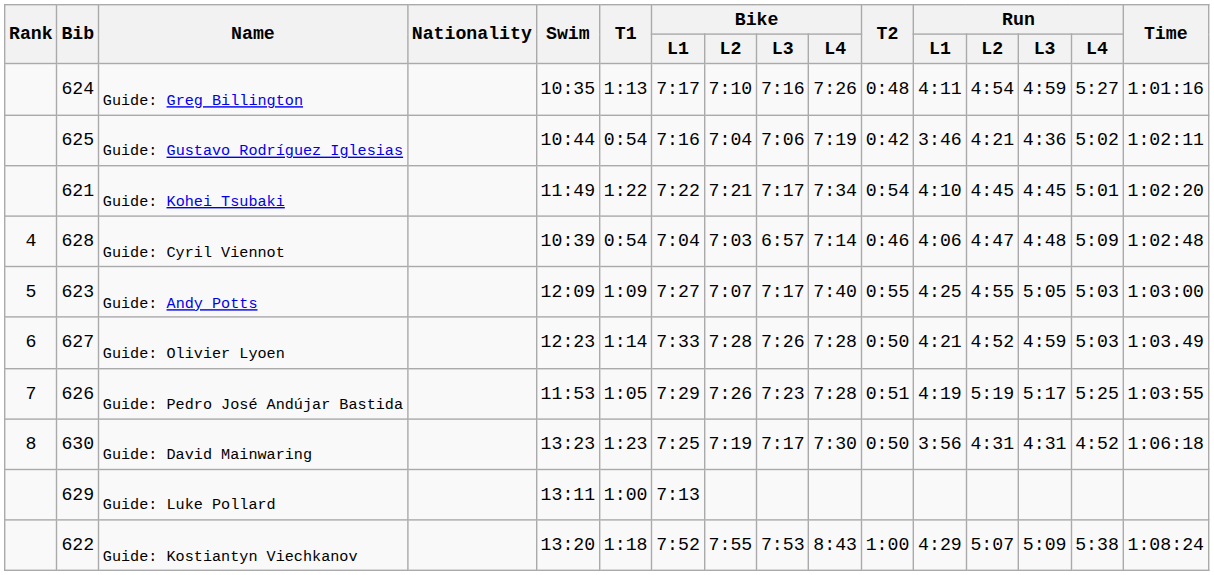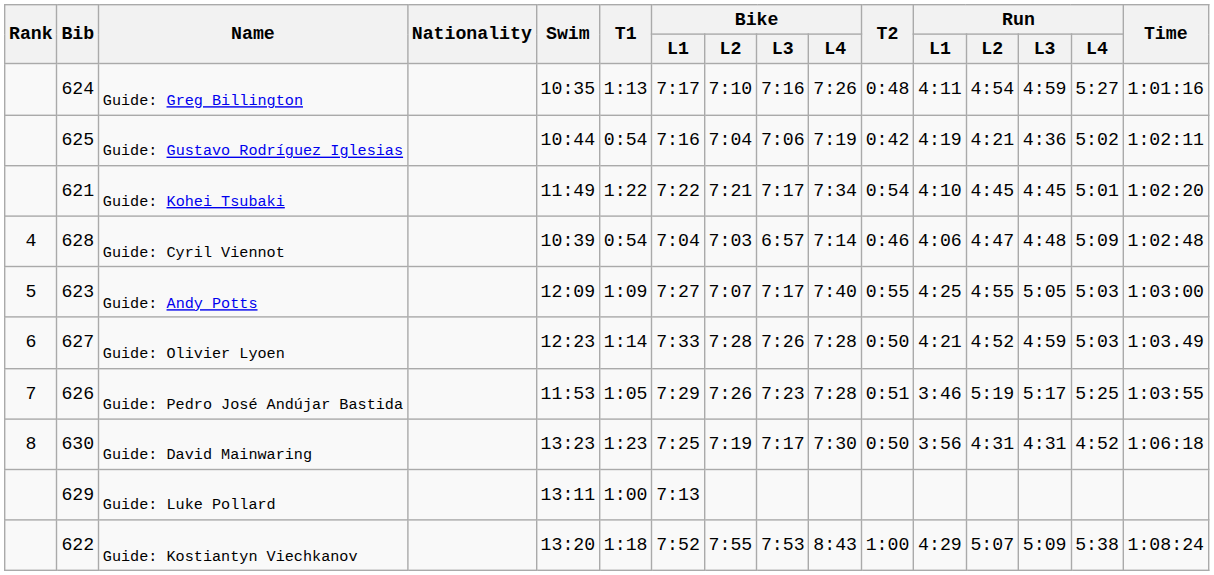(940, 140) 3:46 -> (940, 140) 4:19
(940, 393) 4:19 -> (940, 393) 3:46
